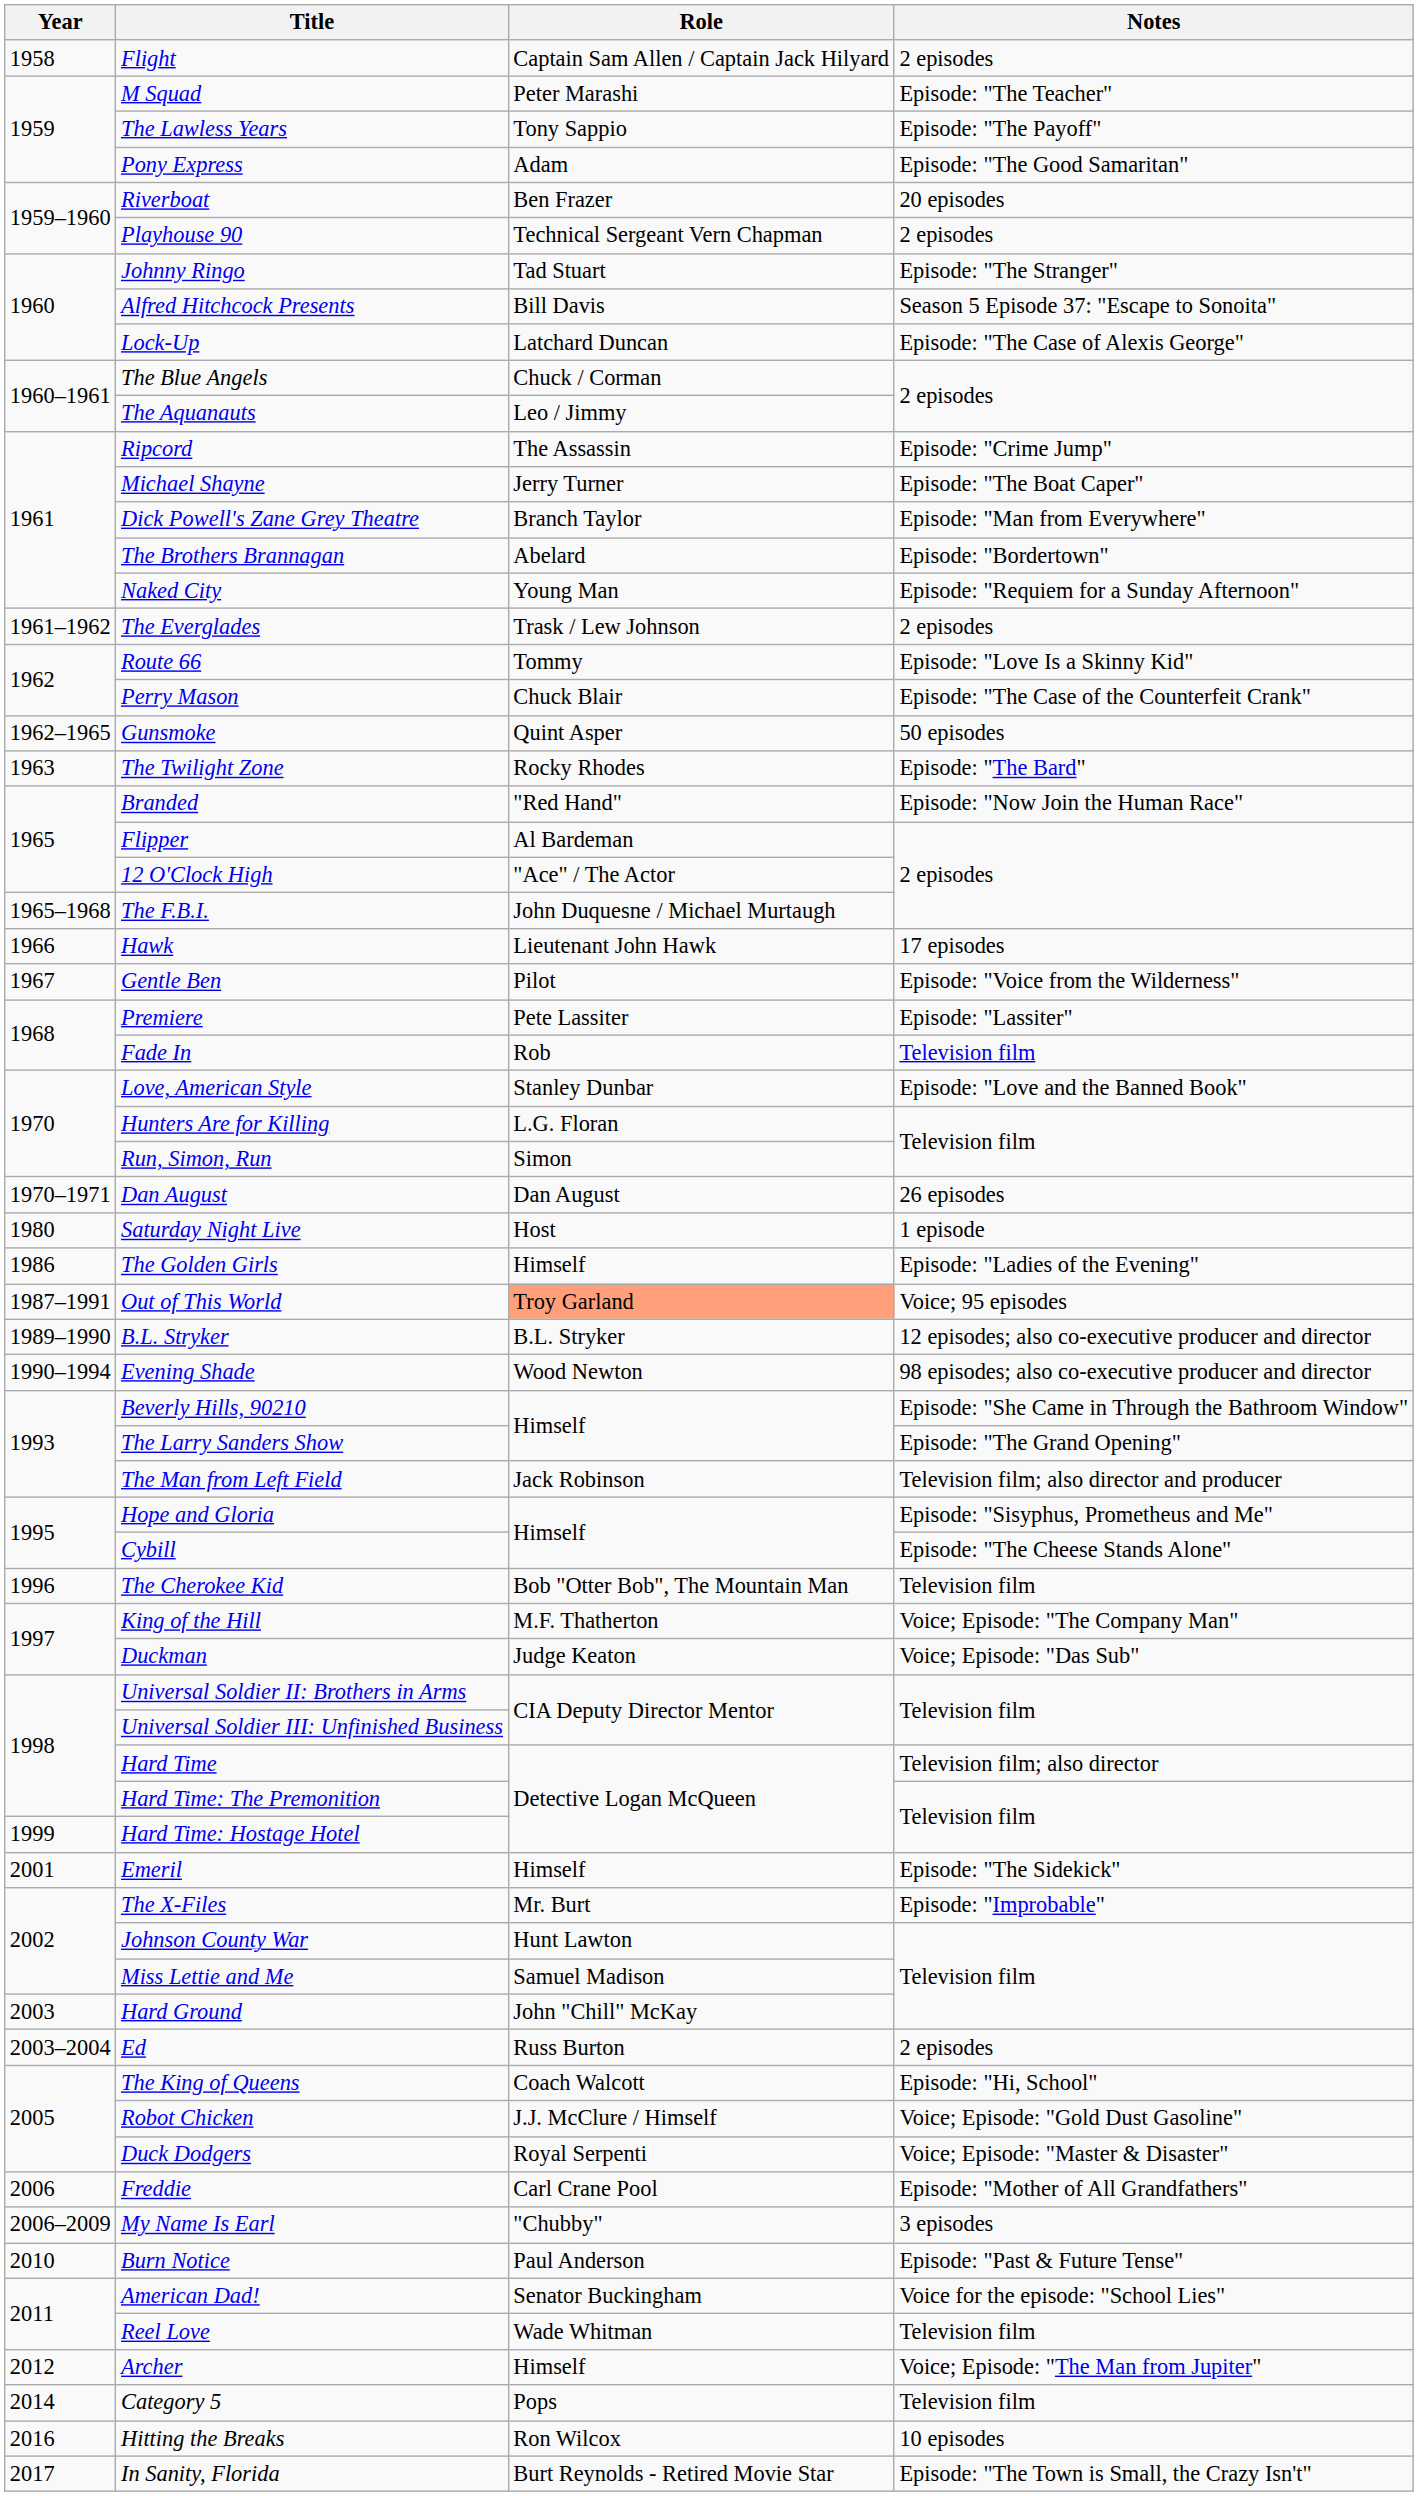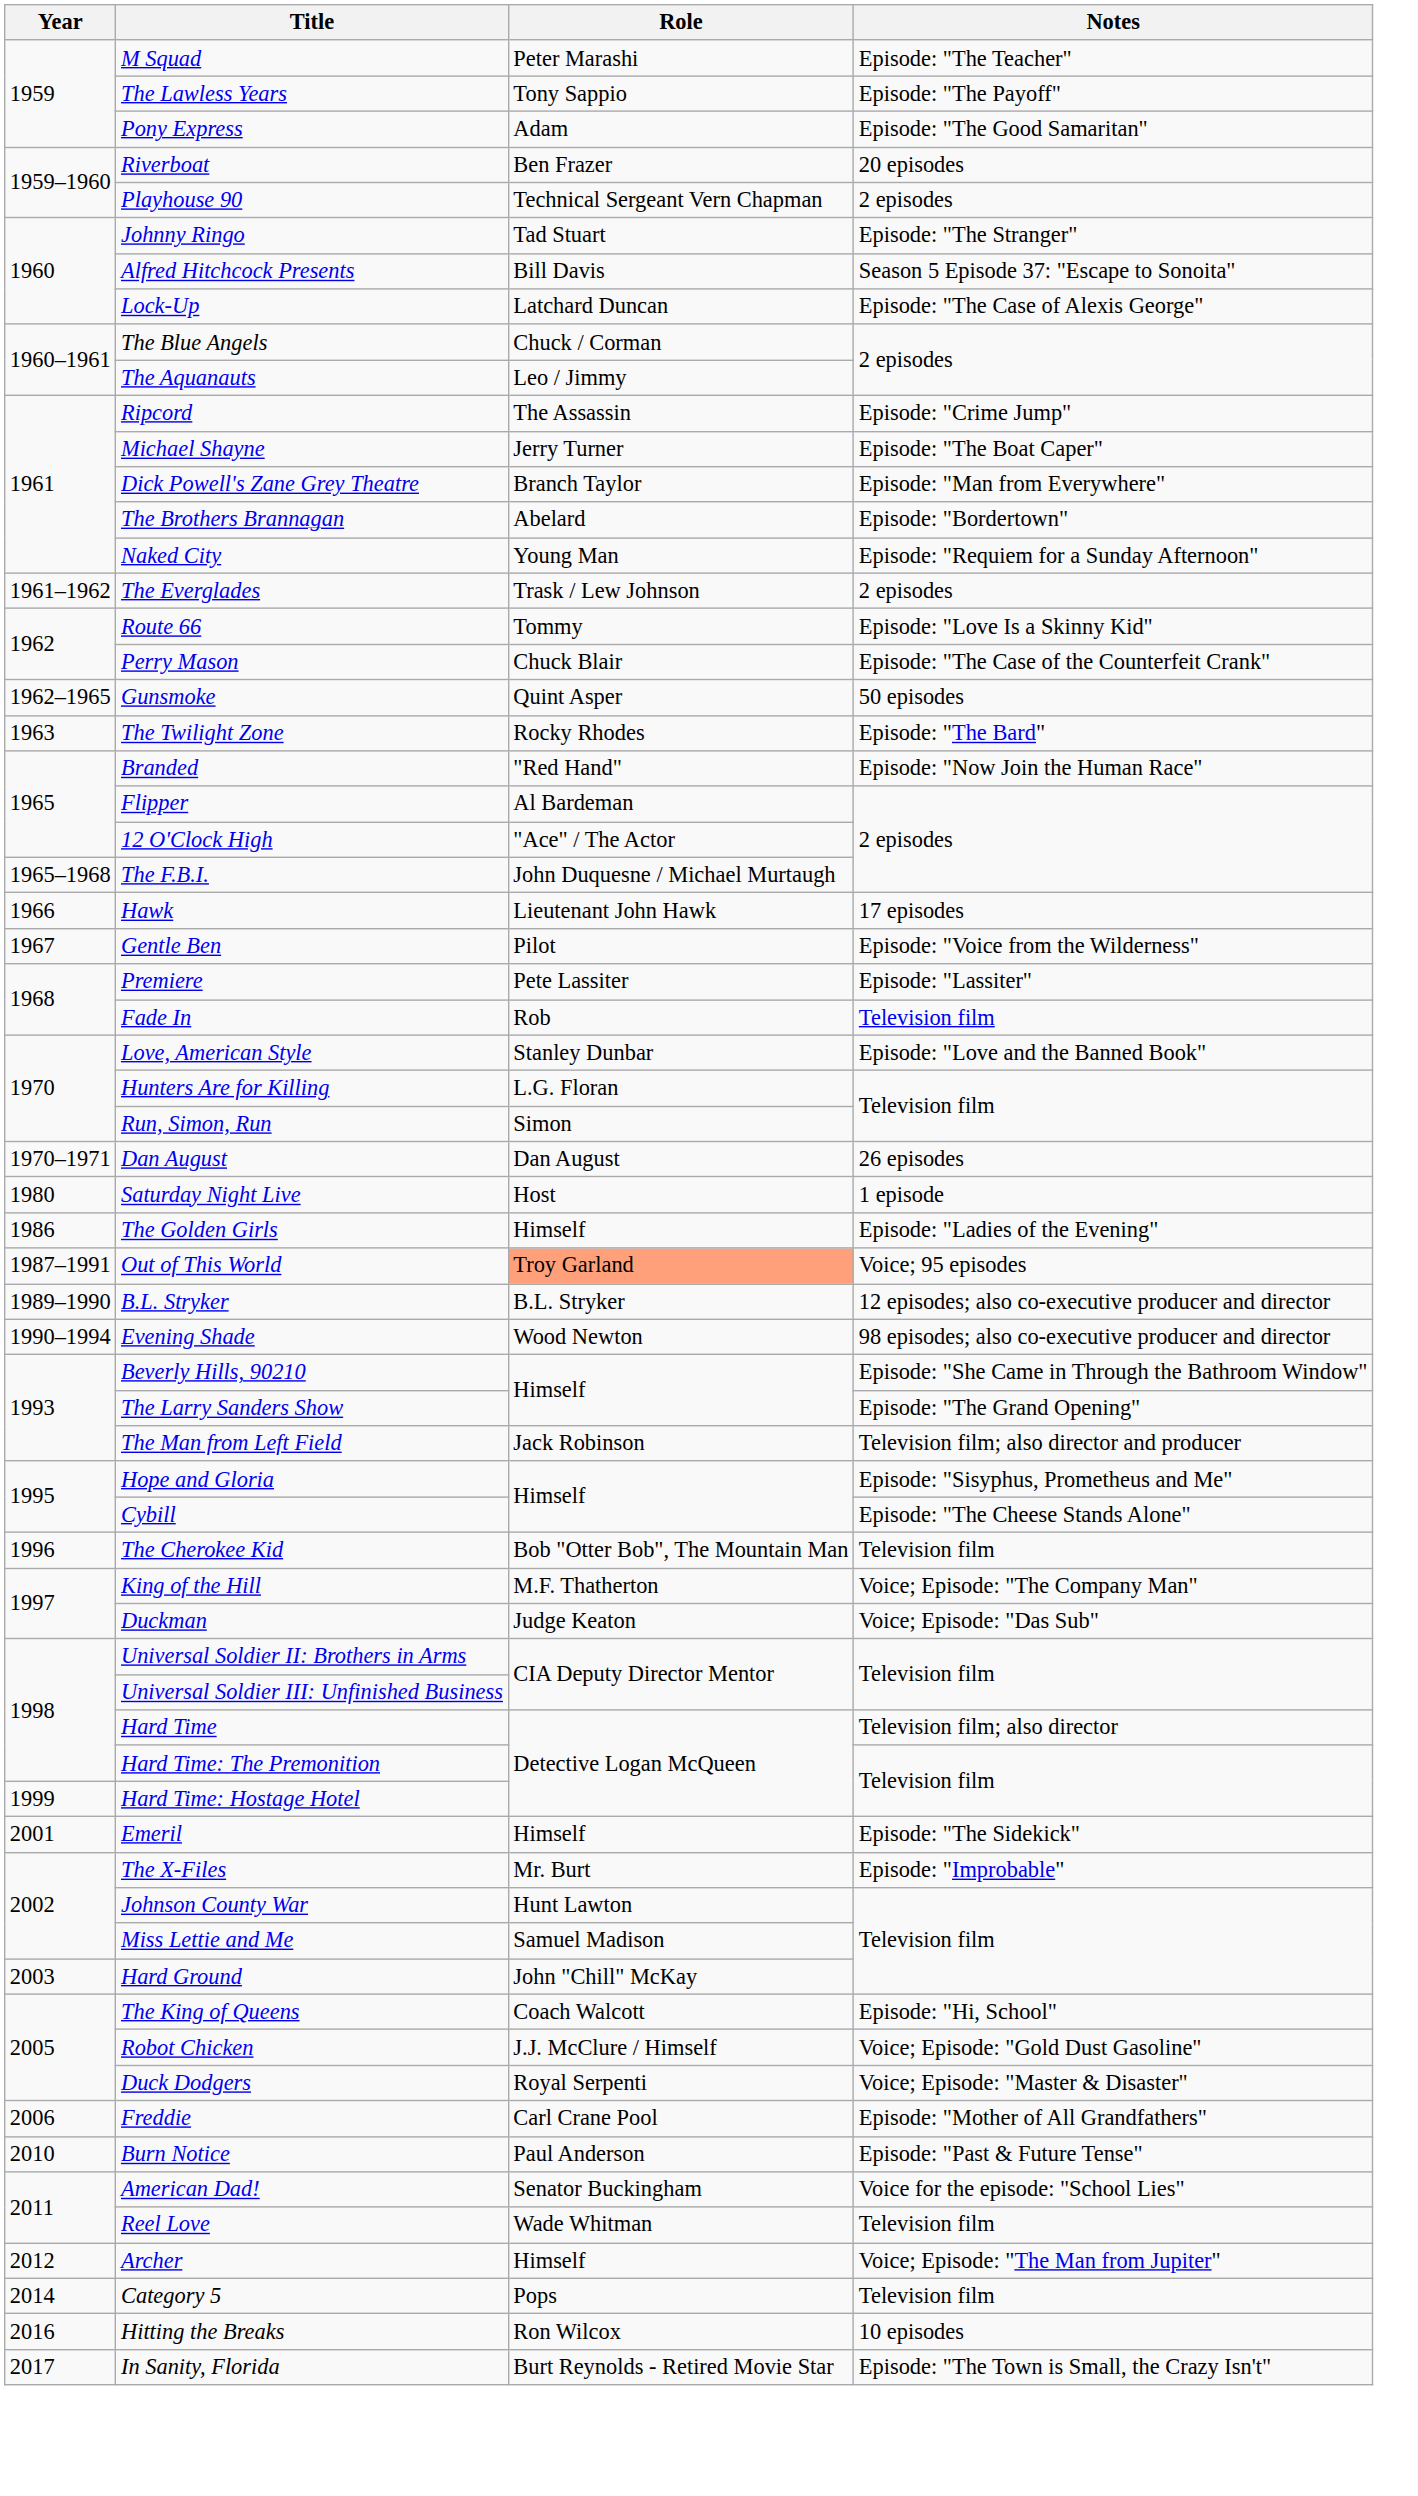- row: (148, 57)
- row: (133, 2047)
- row: (198, 2224)
